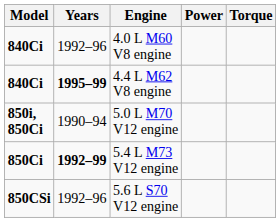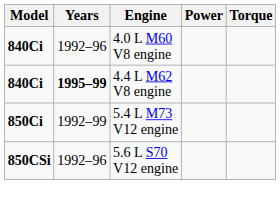- row: (146, 122)
(82, 160) bold -> (82, 122) normal
